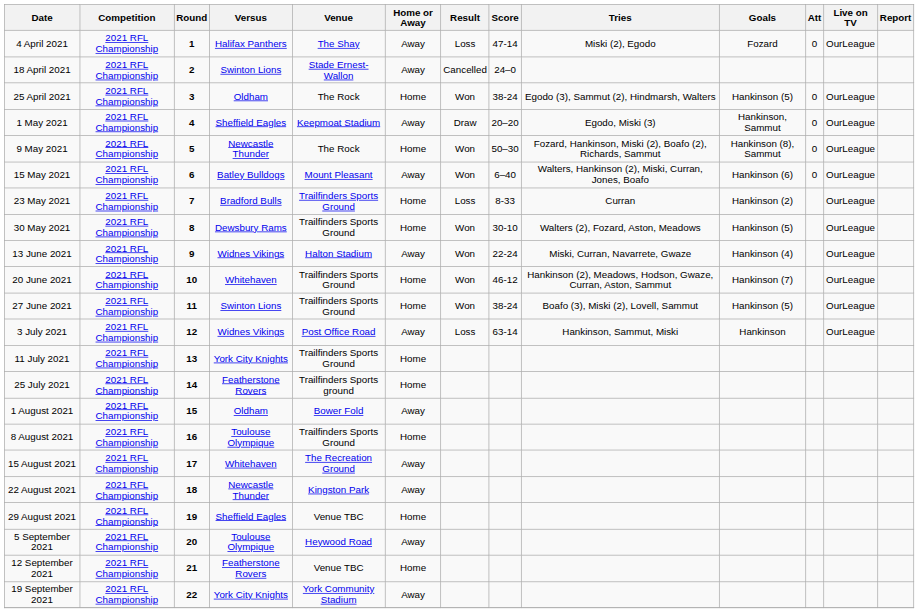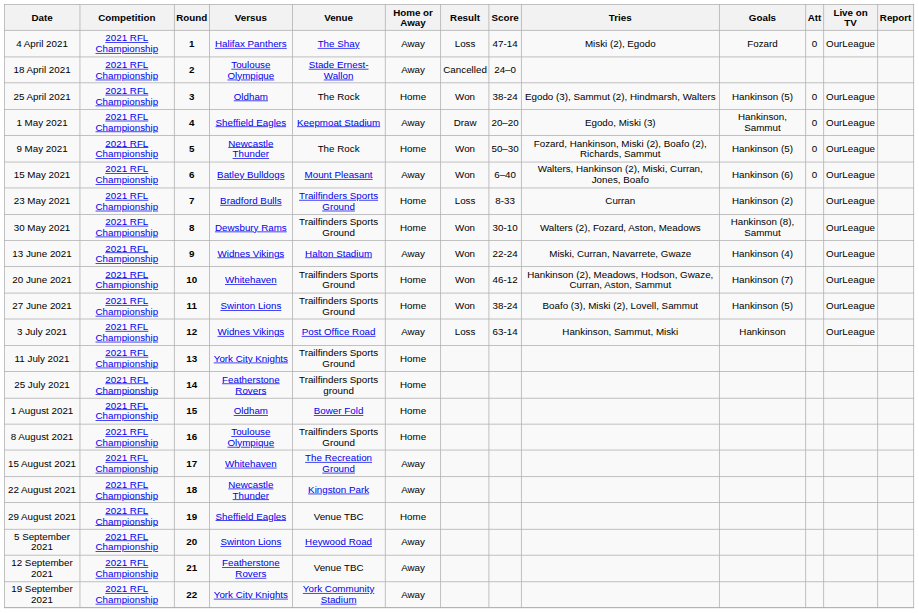(251, 70) Swinton Lions -> (251, 70) Toulouse Olympique
(762, 148) Hankinson (8), Sammut -> (762, 148) Hankinson (5)
(762, 227) Hankinson (5) -> (762, 227) Hankinson (8), Sammut
(413, 411) Away -> (413, 411) Home
(251, 542) Toulouse Olympique -> (251, 542) Swinton Lions
(413, 568) Home -> (413, 568) Away
